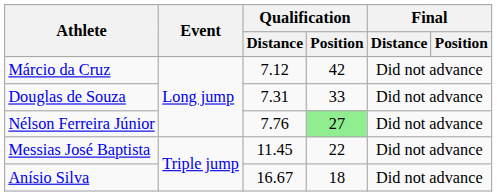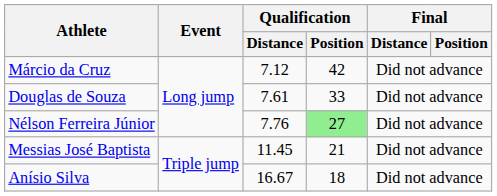(275, 97) 7.31 -> (275, 97) 7.61
(337, 151) 22 -> (337, 151) 21
